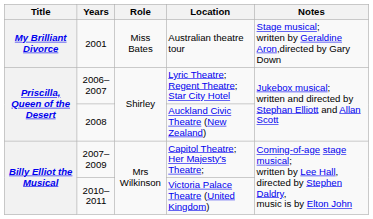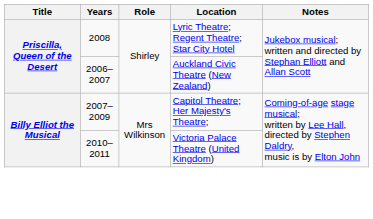- row: (206, 43)
(96, 85) 2006–2007 -> (99, 38) 2008
(96, 122) 2008 -> (99, 74) 2006–2007
